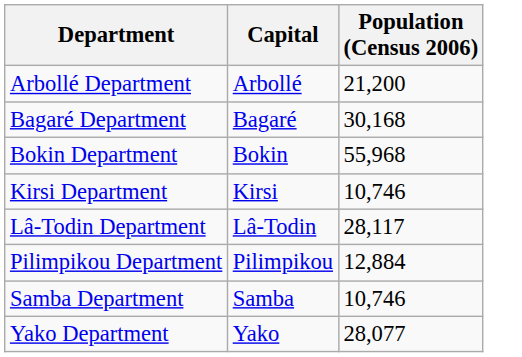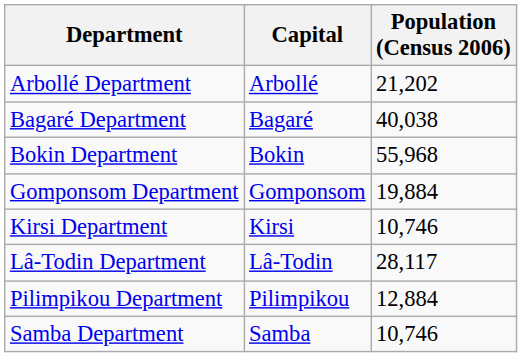(374, 83) 21,200 -> (407, 83) 21,202
(374, 119) 30,168 -> (407, 119) 40,038
+ row: (124, 190)
- row: (89, 333)
